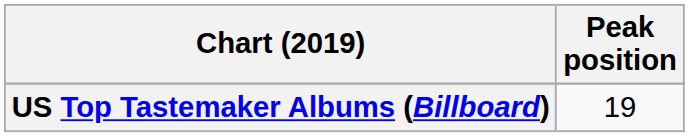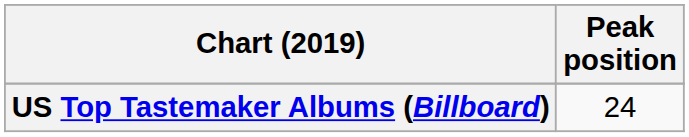(620, 107) 19 -> (620, 107) 24
